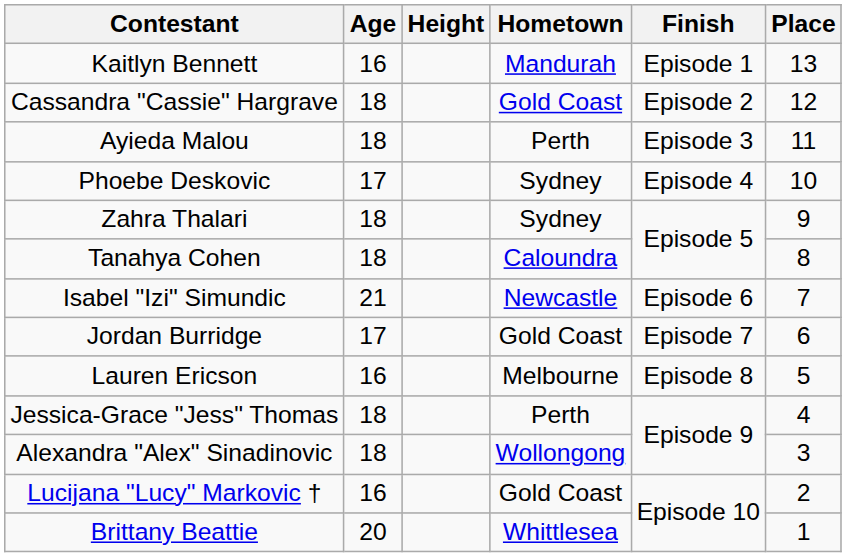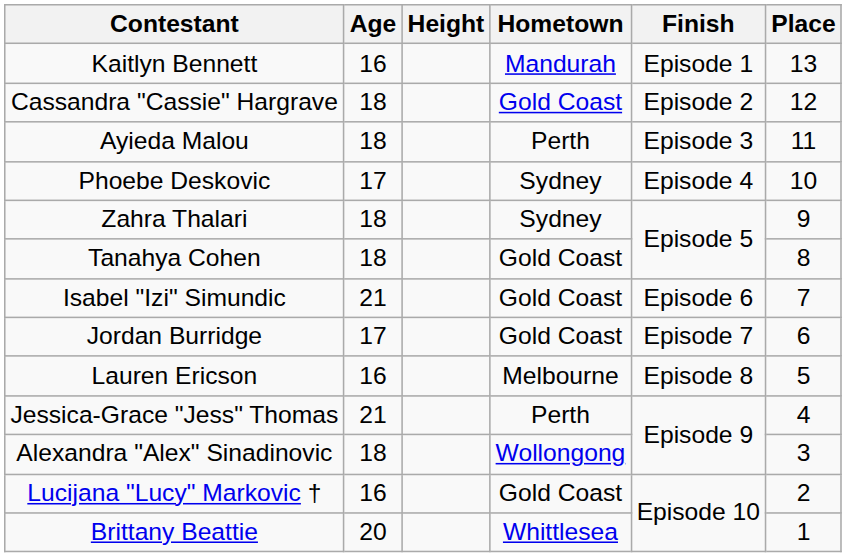(560, 258) Caloundra -> (560, 258) Gold Coast
(560, 297) Newcastle -> (560, 297) Gold Coast
(373, 414) 18 -> (373, 414) 21
